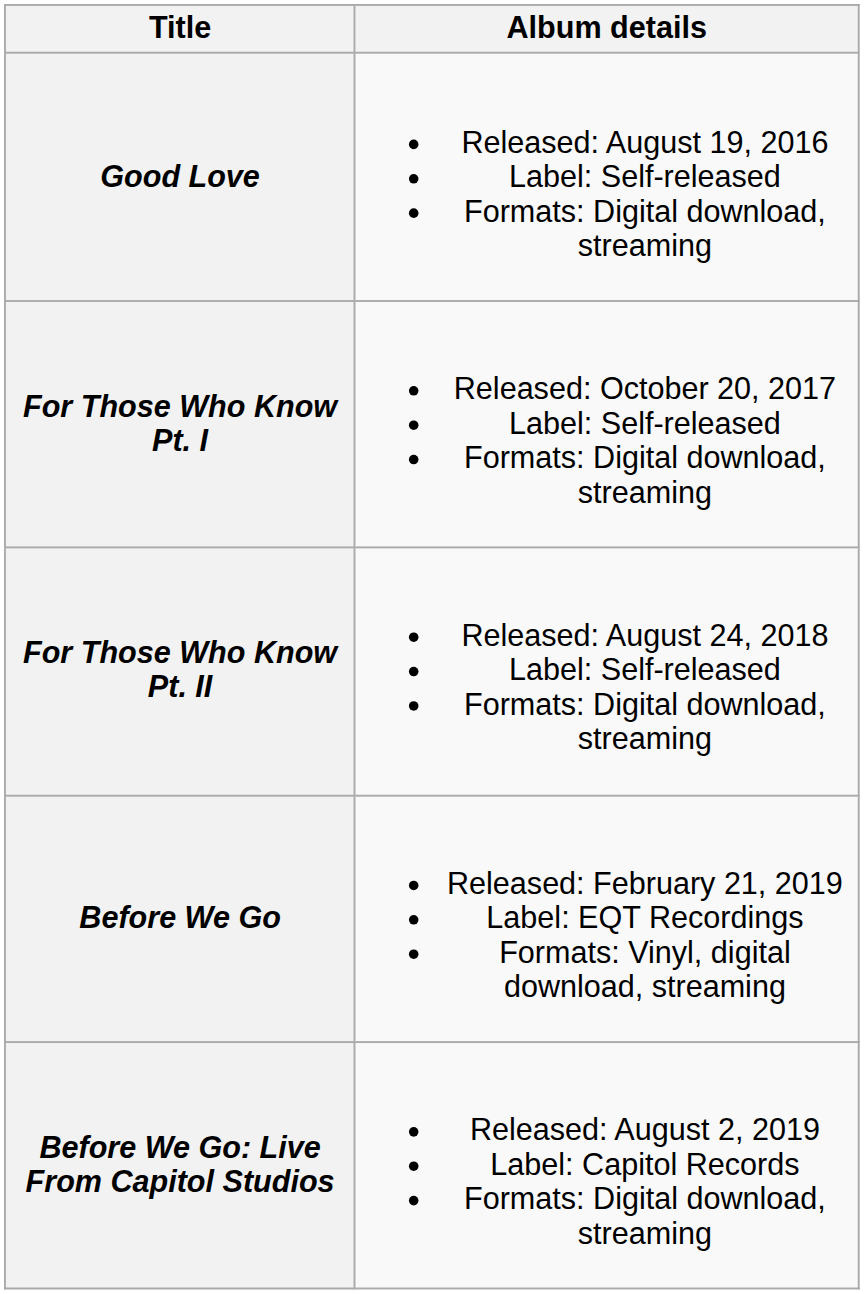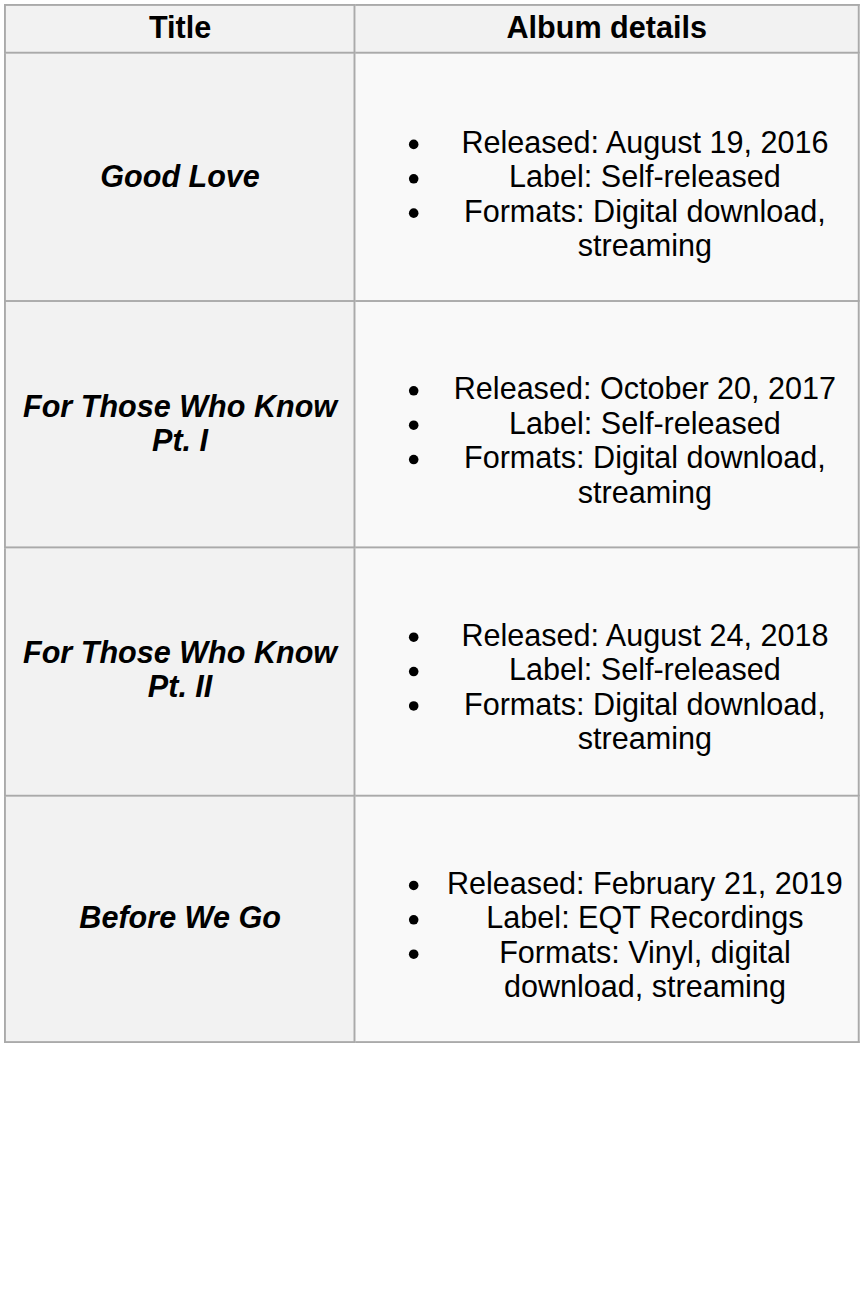- row: (180, 1164)
